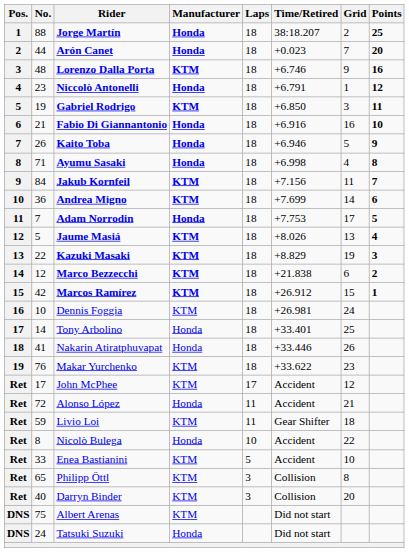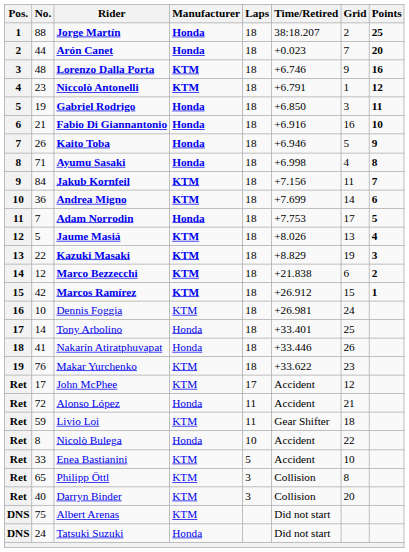(188, 88) Honda -> (186, 88) KTM
(186, 106) KTM -> (188, 106) Honda
